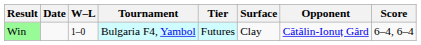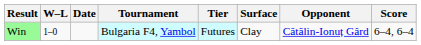columns swapped: (83, 13) <-> (54, 13)
